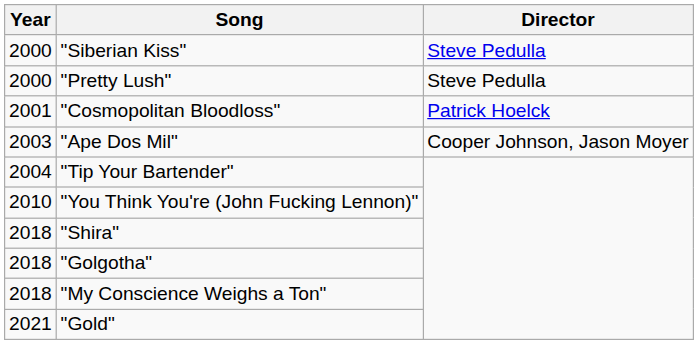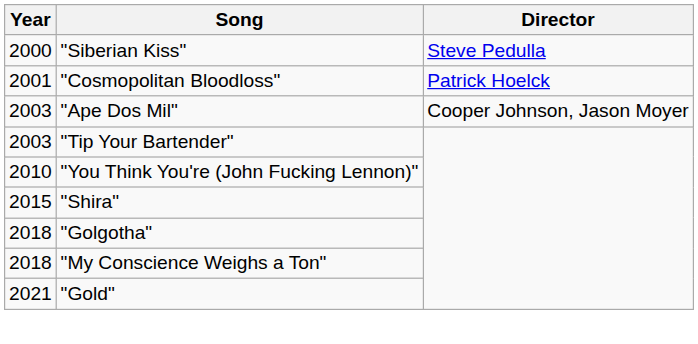- row: (116, 80)
(30, 171) 2004 -> (30, 141) 2003
(30, 232) 2018 -> (30, 202) 2015
